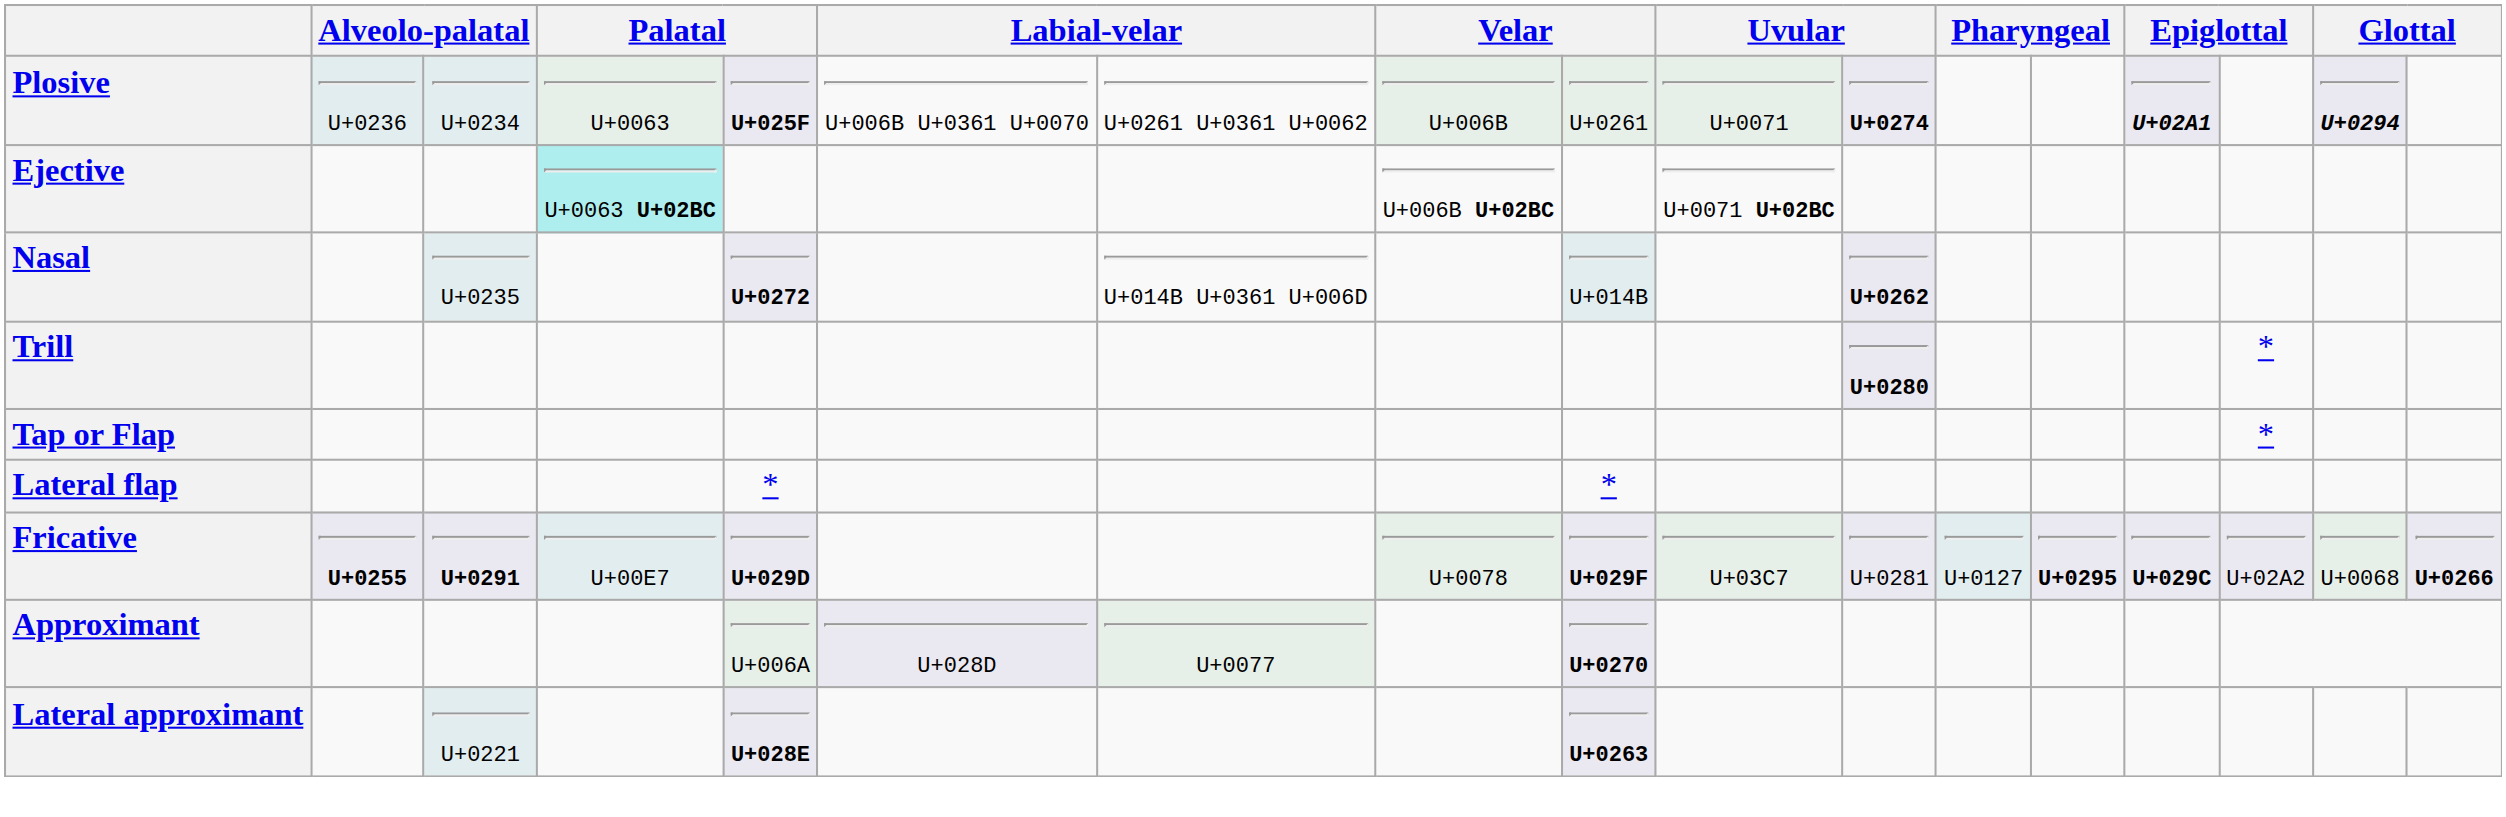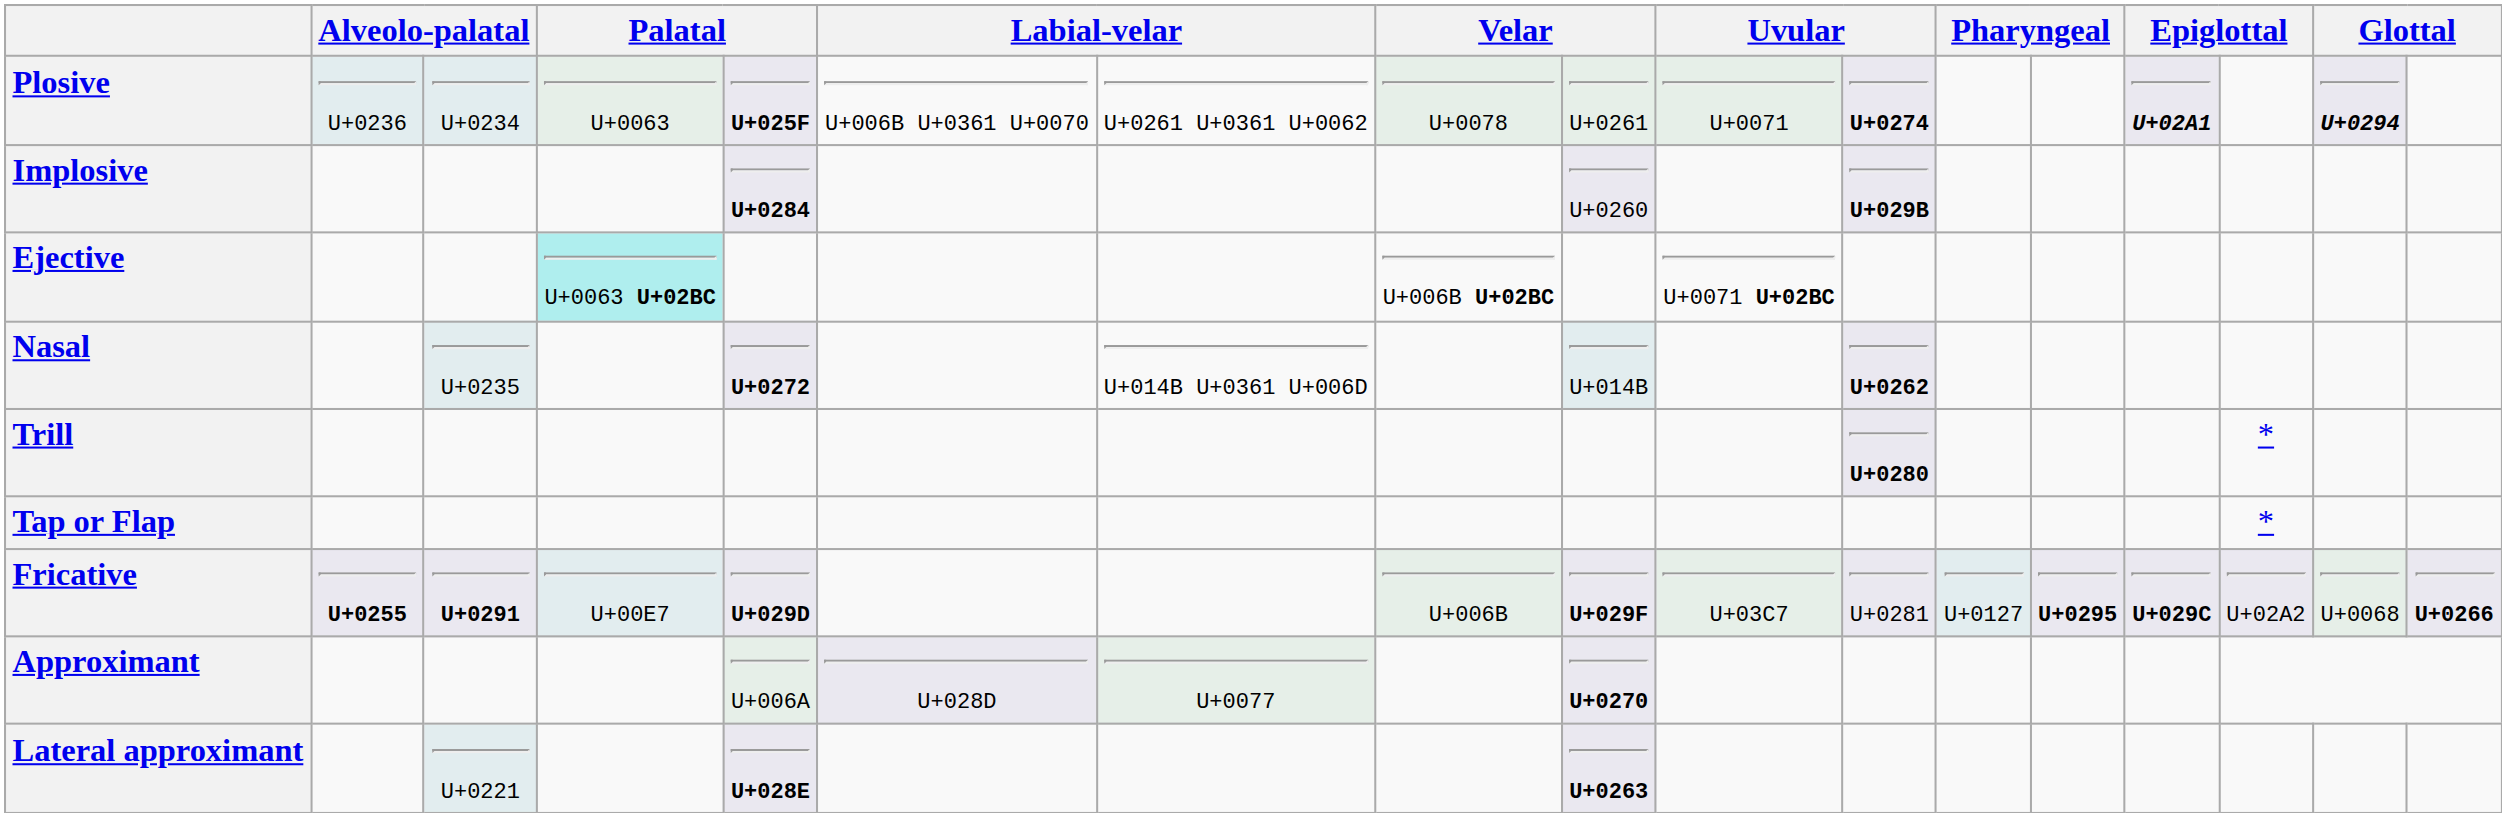(1468, 108) U+006B -> (1468, 108) U+0078
+ row: (80, 169)
- row: (95, 485)
(1468, 563) U+0078 -> (1468, 599) U+006B
